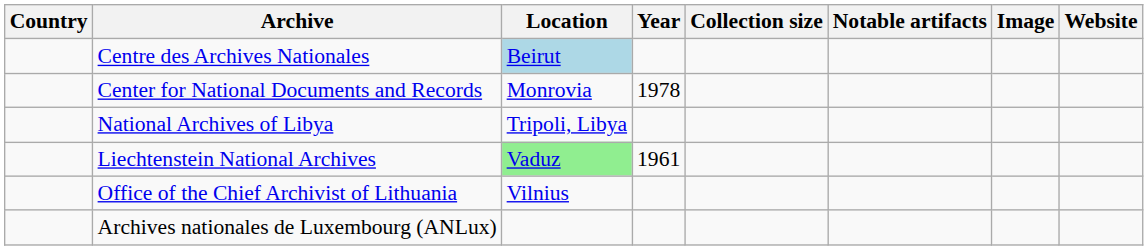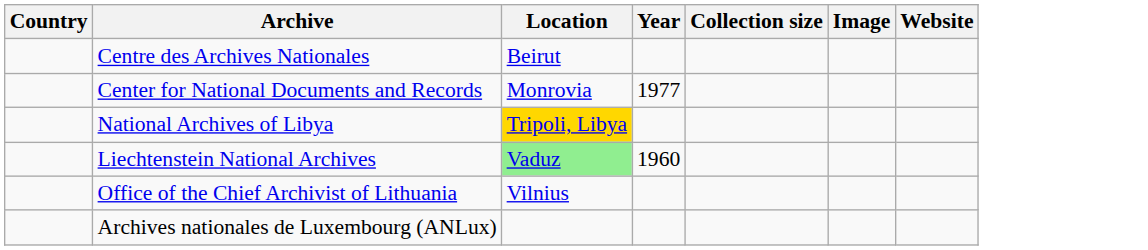- column: (910, 21)
(534, 55) lightblue background -> (534, 55) no background
(659, 90) 1978 -> (659, 90) 1977
(567, 124) no background -> (567, 124) gold background
(659, 158) 1961 -> (659, 158) 1960
